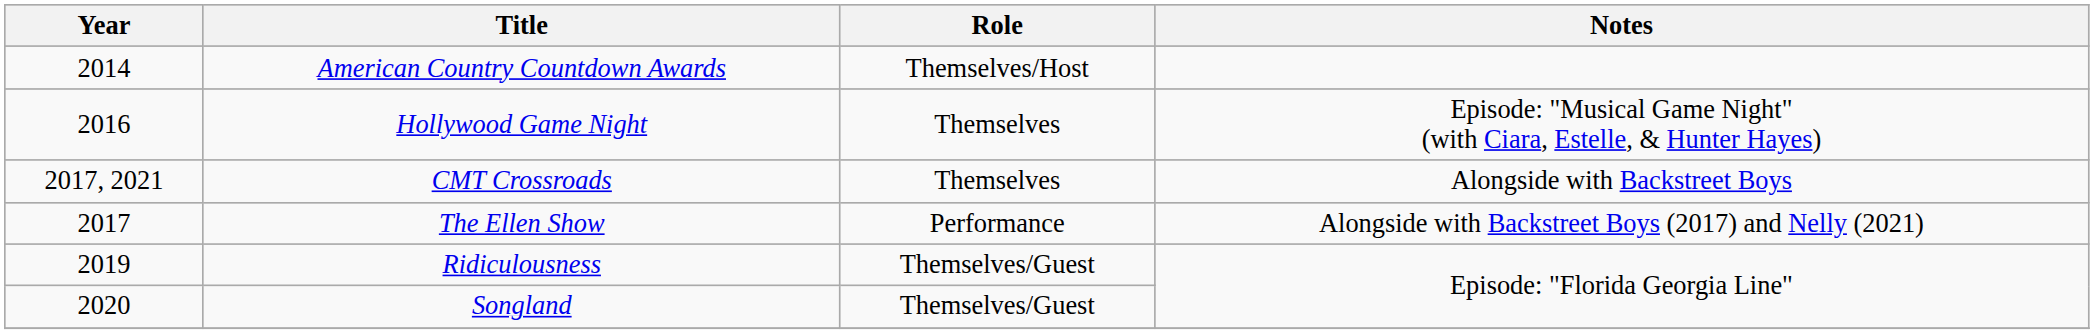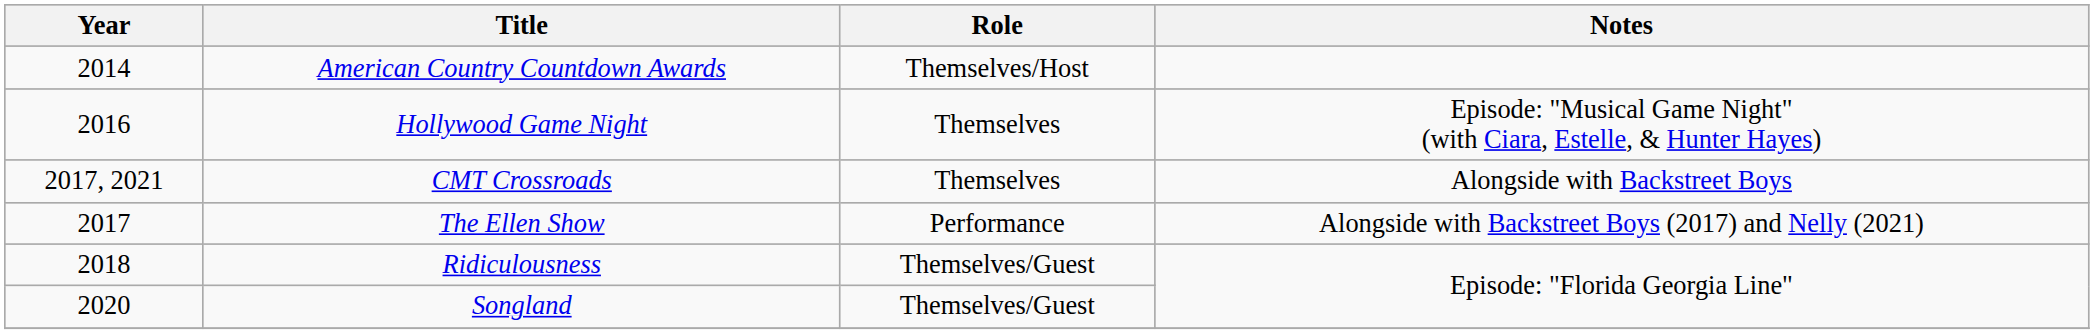(104, 264) 2019 -> (104, 264) 2018
